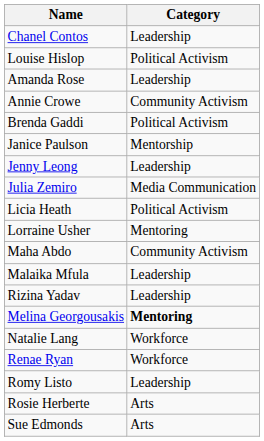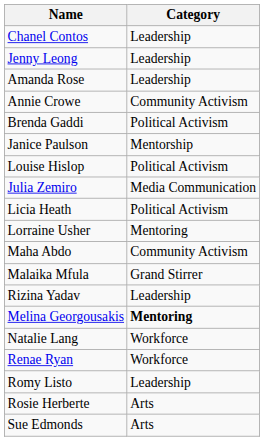rows swapped: (46, 58) <-> (42, 166)
(160, 274) Leadership -> (166, 274) Grand Stirrer
